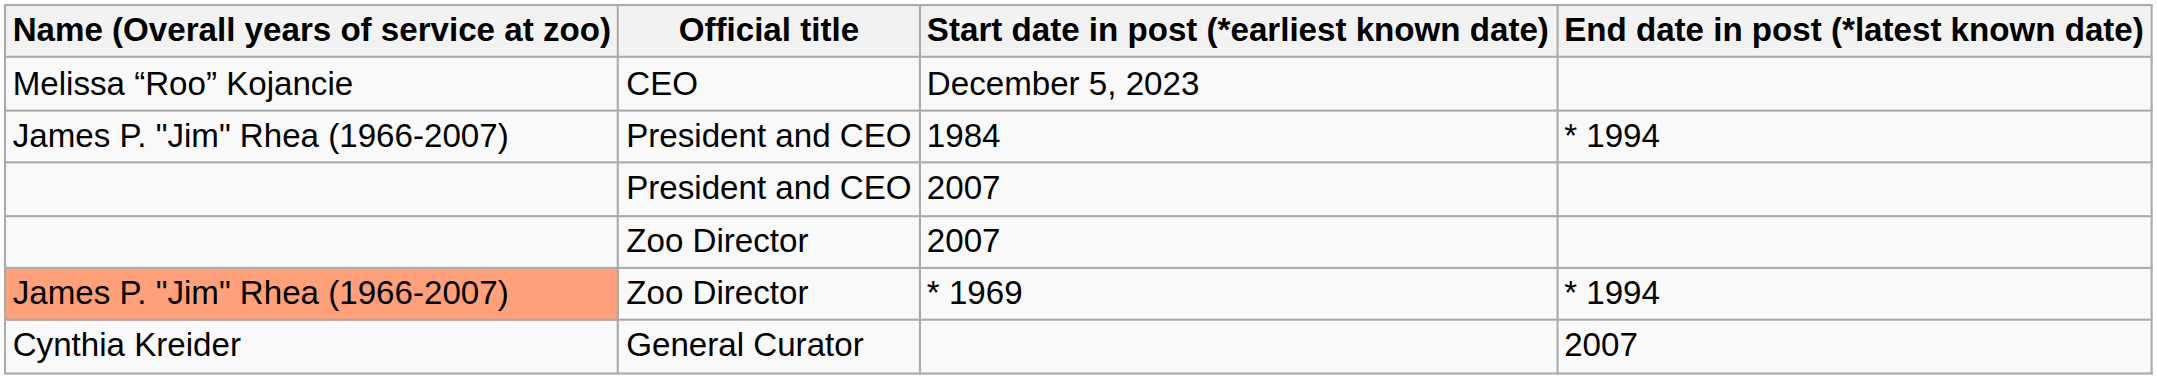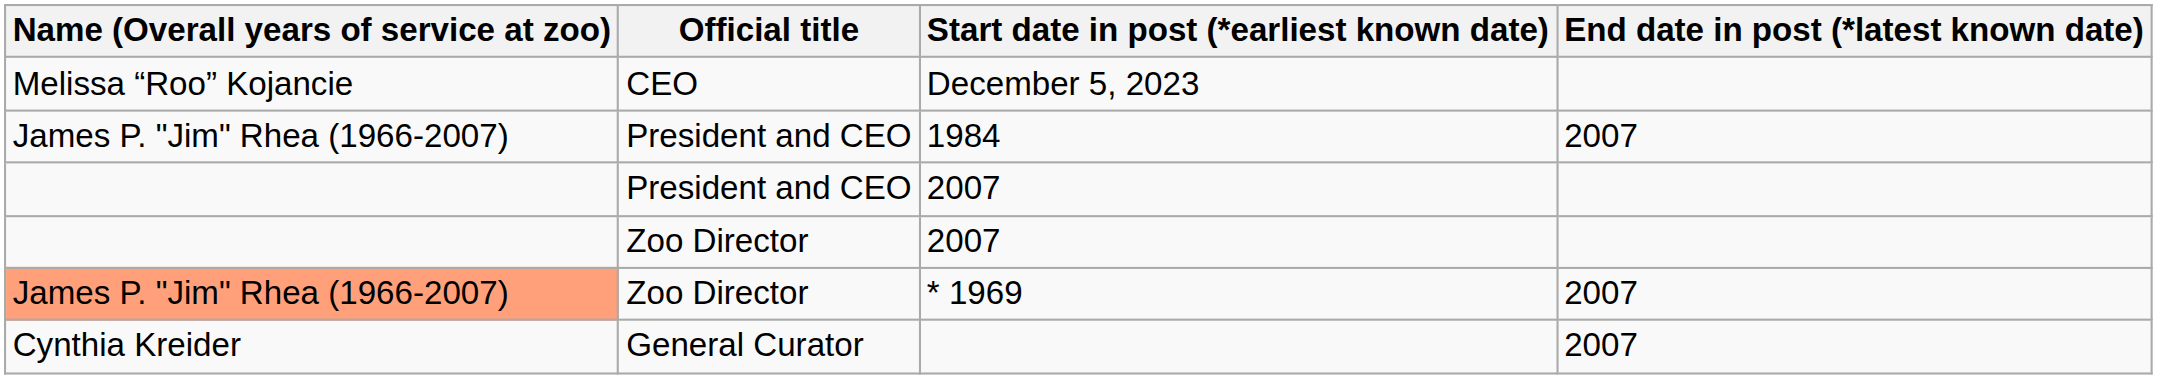(1612, 135) * 1994 -> (1601, 135) 2007
(1612, 293) * 1994 -> (1601, 293) 2007
